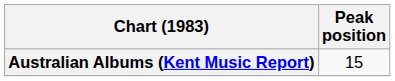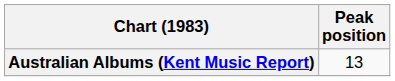(354, 62) 15 -> (354, 62) 13
